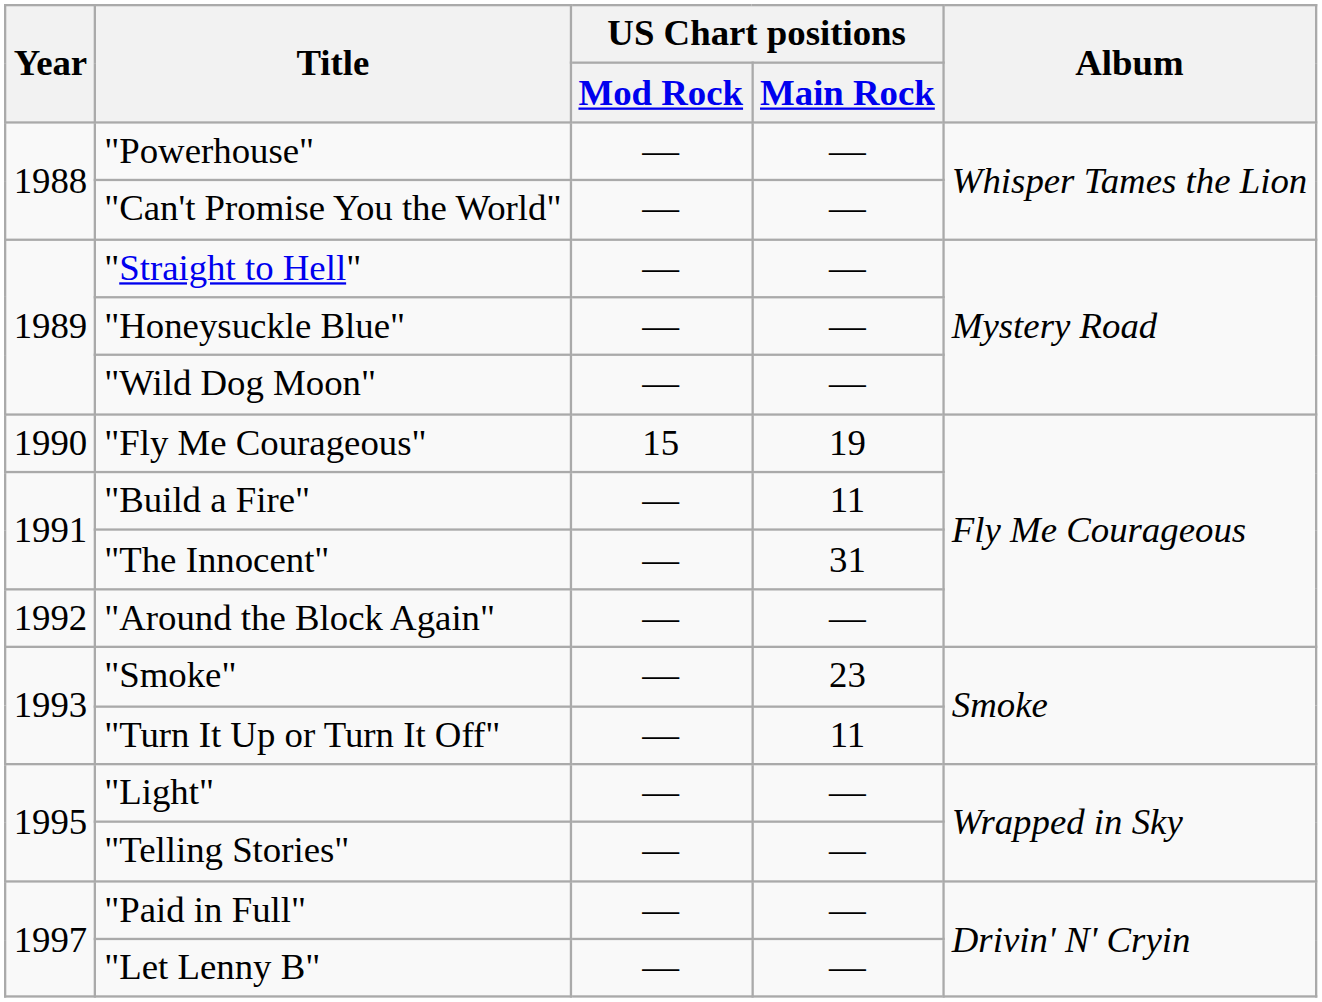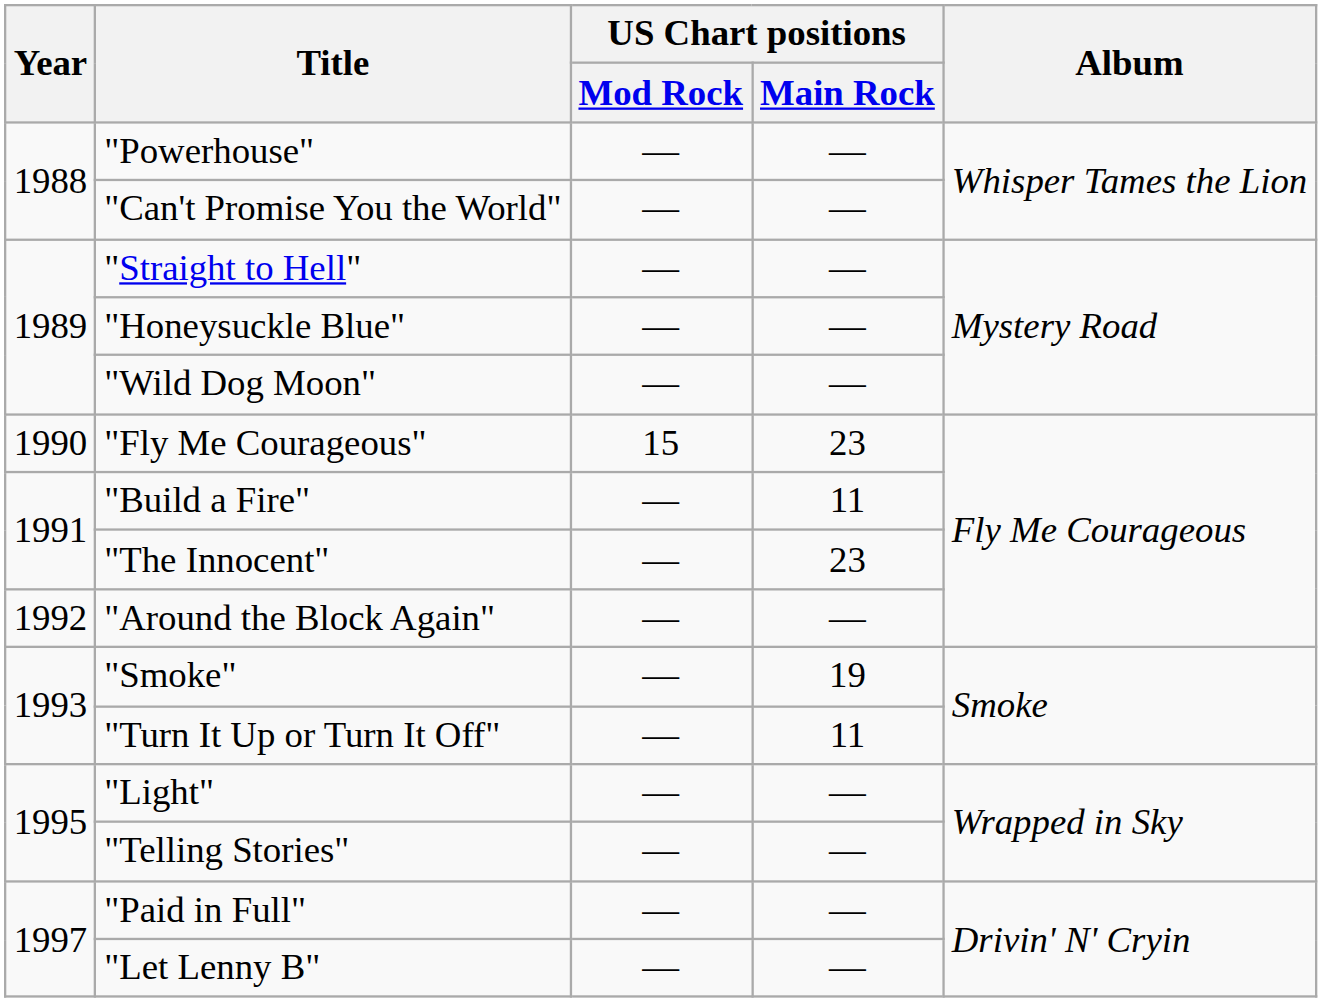(847, 442) 19 -> (847, 442) 23
(847, 558) 31 -> (847, 558) 23
(847, 675) 23 -> (847, 675) 19
